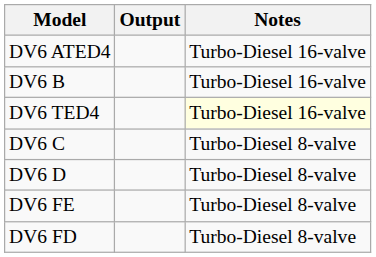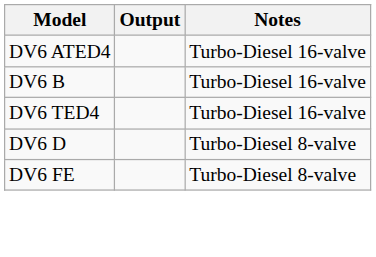(278, 112) lightyellow background -> (278, 112) no background
- row: (37, 143)
- row: (43, 236)
